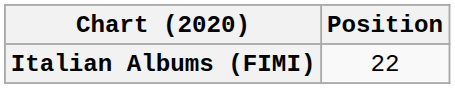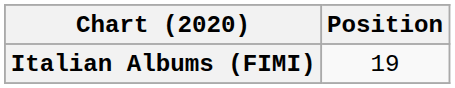(385, 64) 22 -> (385, 64) 19
